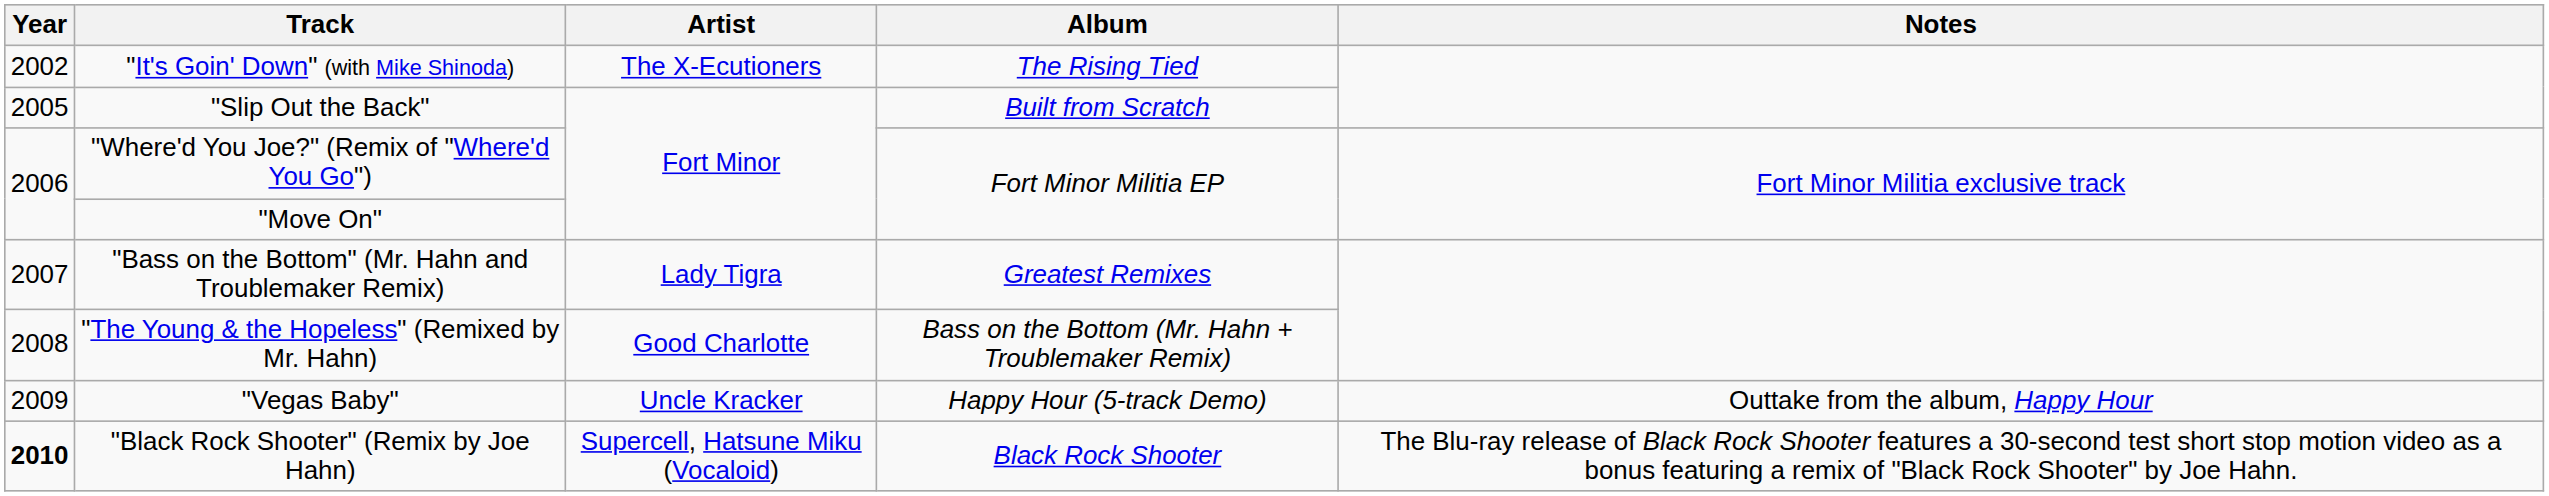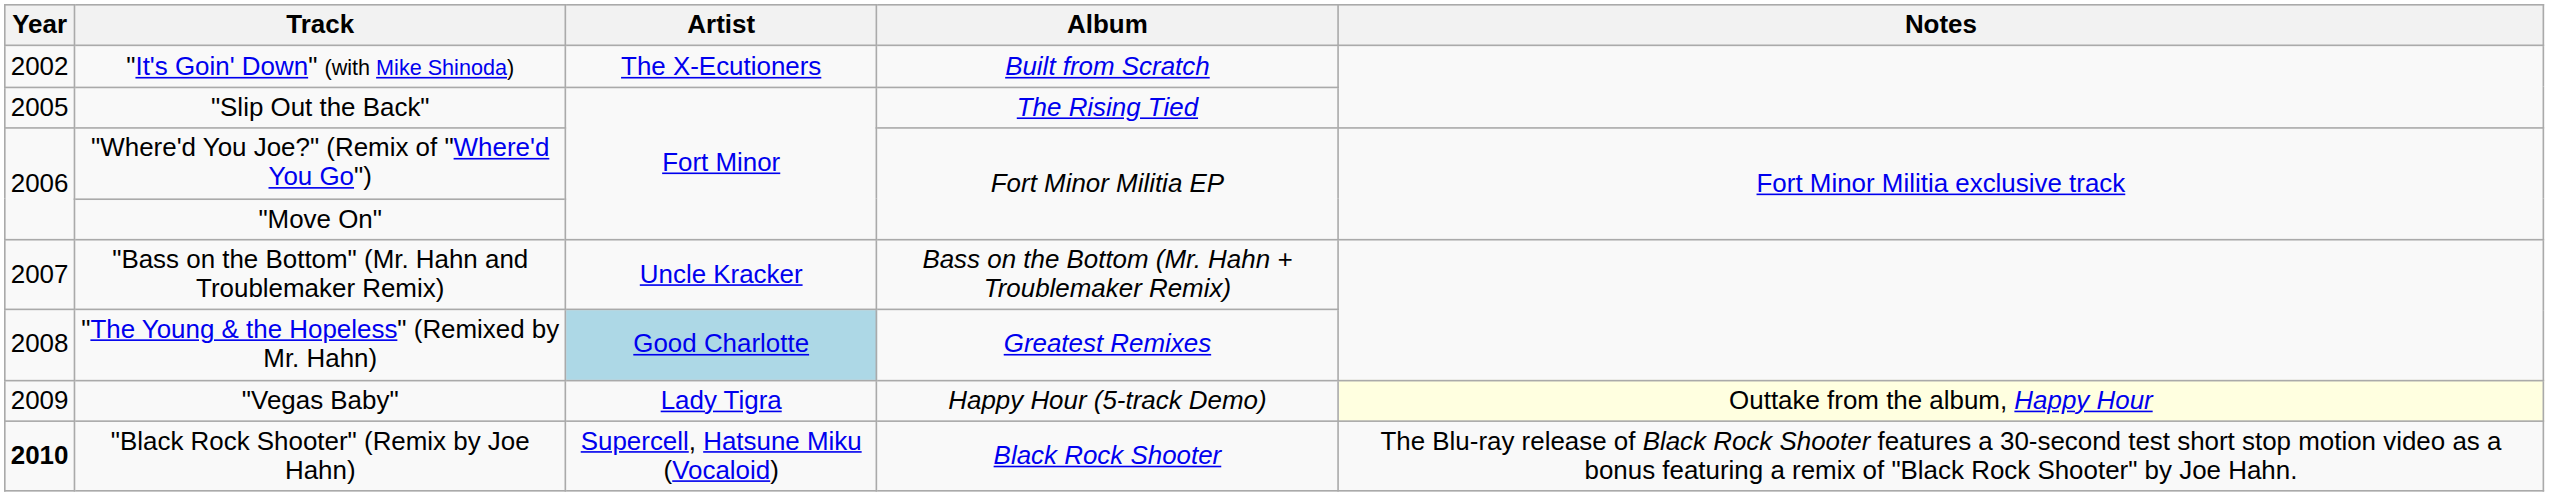(1107, 66) The Rising Tied -> (1107, 66) Built from Scratch
(1107, 107) Built from Scratch -> (1107, 107) The Rising Tied
(721, 274) Lady Tigra -> (721, 274) Uncle Kracker
(1107, 274) Greatest Remixes -> (1107, 274) Bass on the Bottom (Mr. Hahn + Troublemaker Remix)
(721, 344) no background -> (721, 344) lightblue background
(1107, 344) Bass on the Bottom (Mr. Hahn + Troublemaker Remix) -> (1107, 344) Greatest Remixes
(721, 400) Uncle Kracker -> (721, 400) Lady Tigra
(1941, 400) no background -> (1941, 400) lightyellow background
